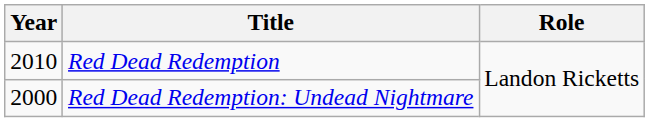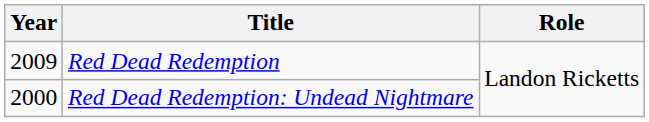(34, 60) 2010 -> (34, 60) 2009
